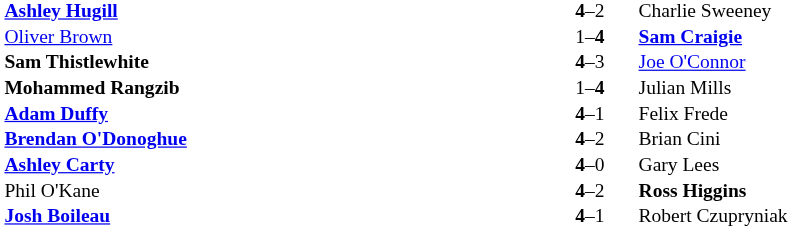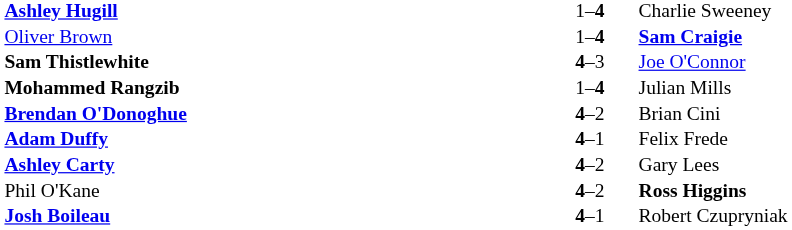(590, 10) 4–2 -> (590, 10) 1–4
rows swapped: (96, 139) <-> (56, 113)
(590, 164) 4–0 -> (590, 164) 4–2
